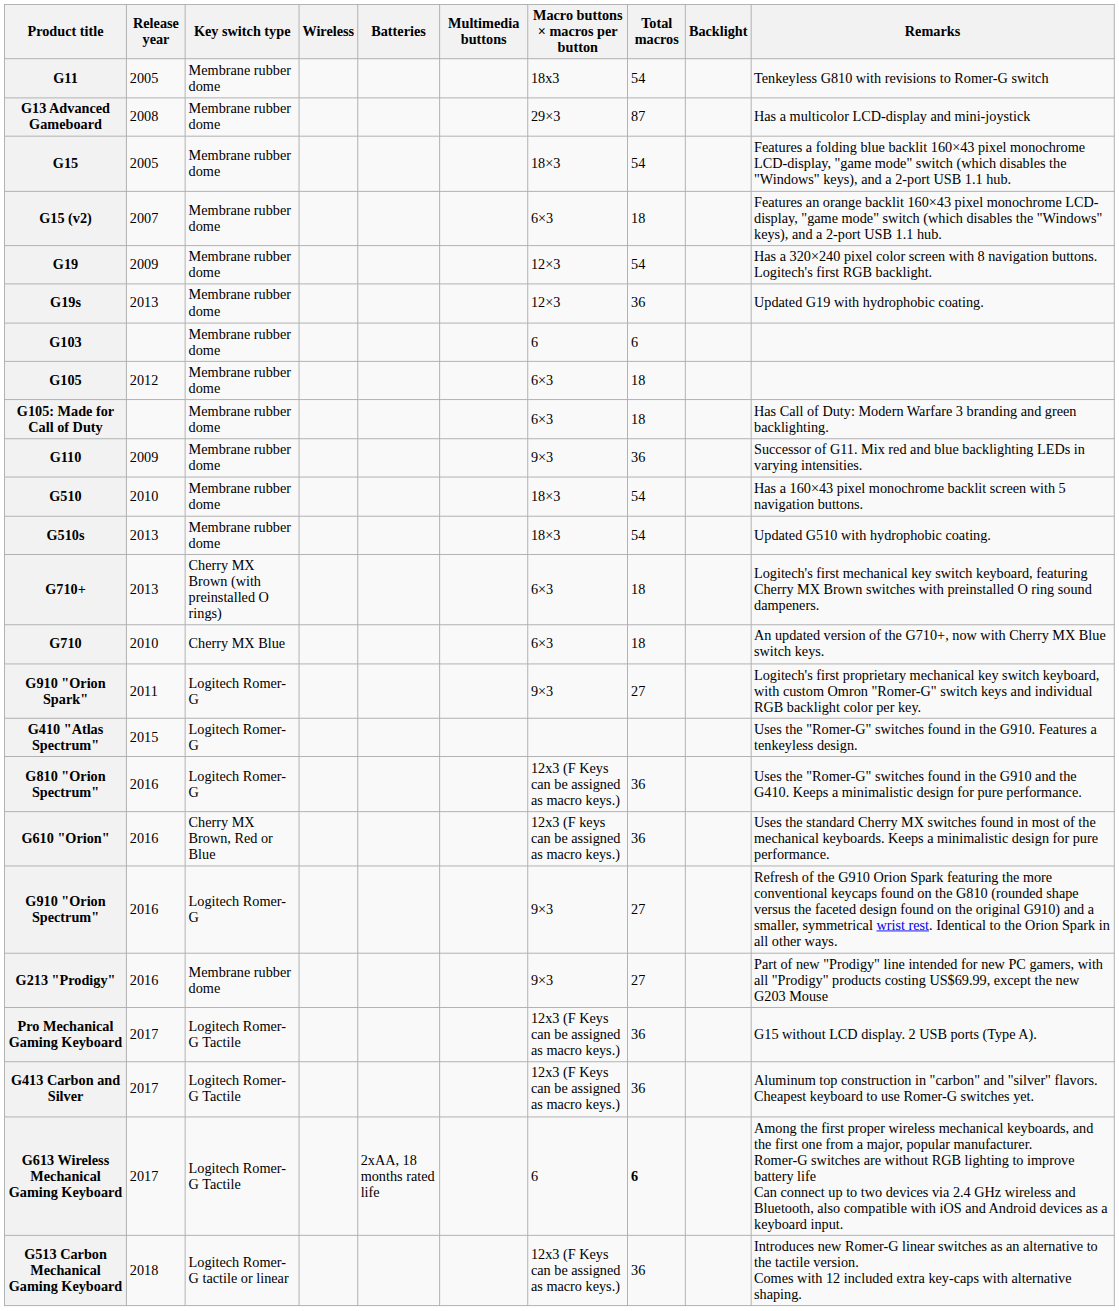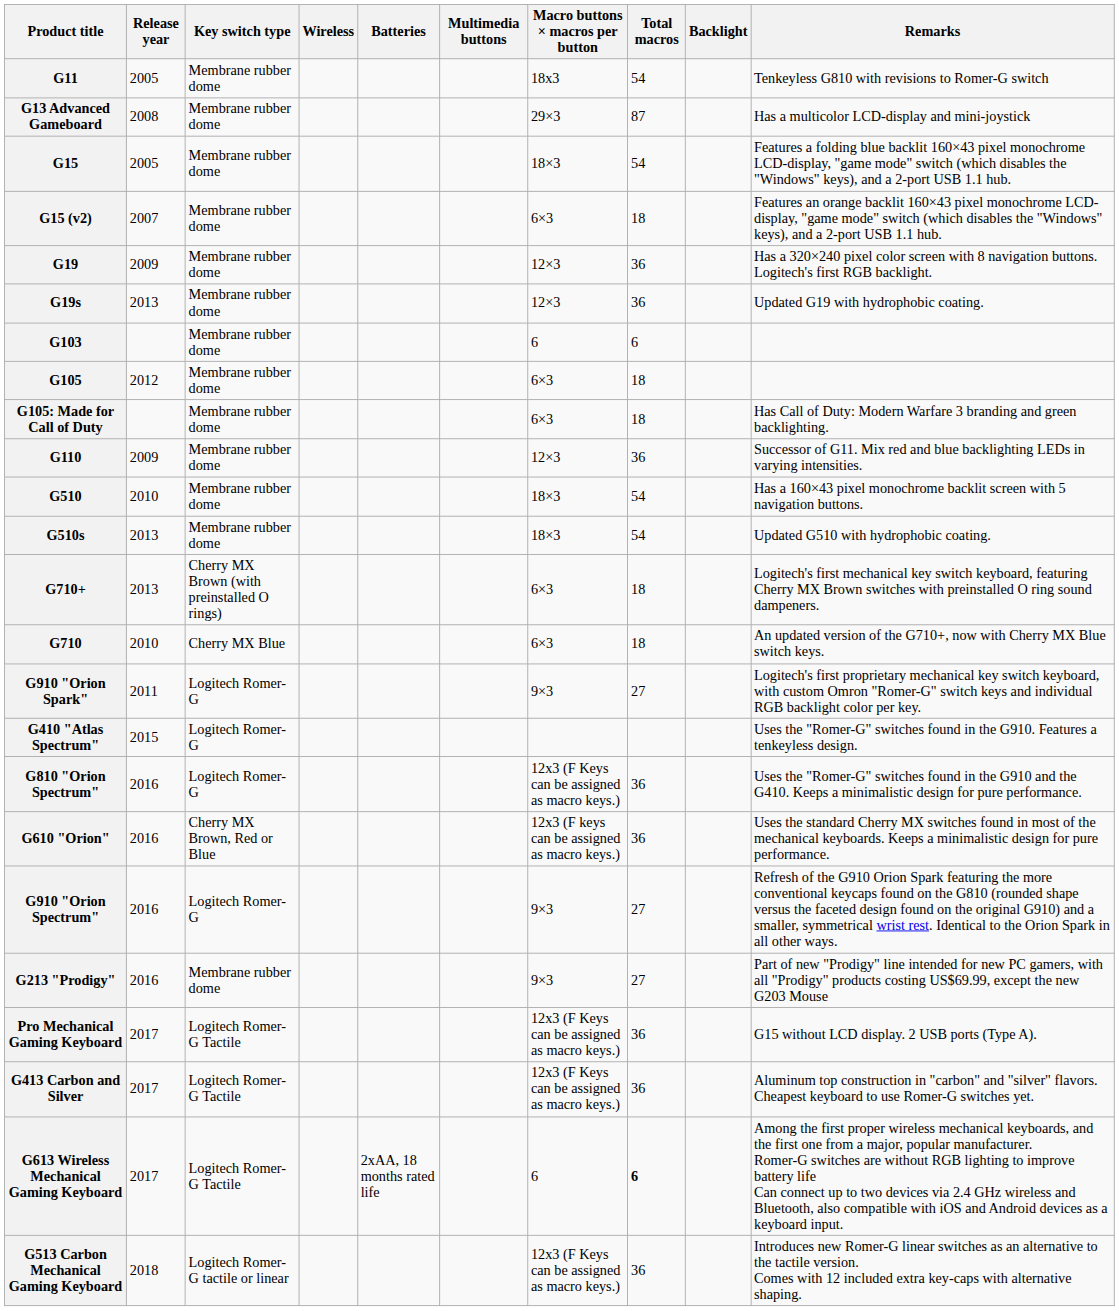(638, 264) 54 -> (638, 264) 36
(542, 457) 9×3 -> (546, 457) 12×3
